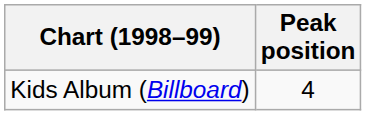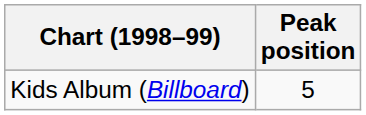(308, 89) 4 -> (308, 89) 5
